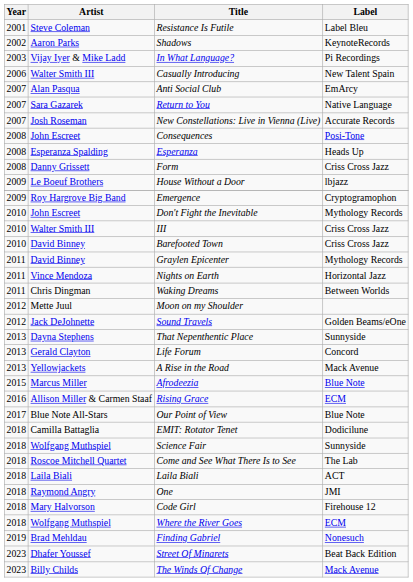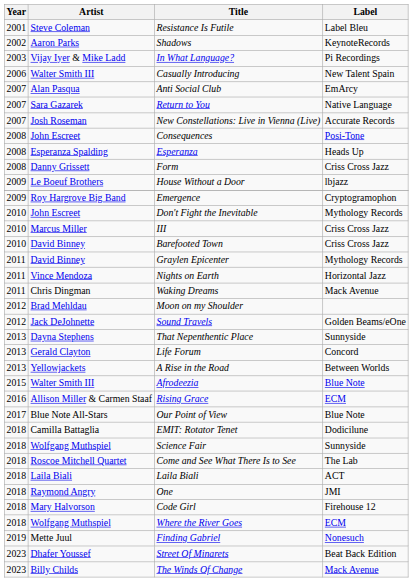(62, 228) Walter Smith III -> (59, 228) Marcus Miller
(357, 290) Between Worlds -> (352, 290) Mack Avenue
(51, 306) Mette Juul -> (59, 306) Brad Mehldau
(352, 368) Mack Avenue -> (357, 368) Between Worlds
(59, 383) Marcus Miller -> (62, 383) Walter Smith III
(59, 538) Brad Mehldau -> (51, 538) Mette Juul
